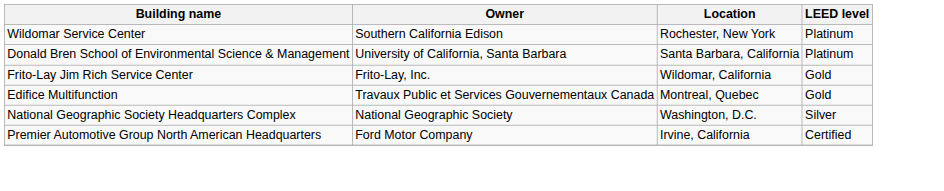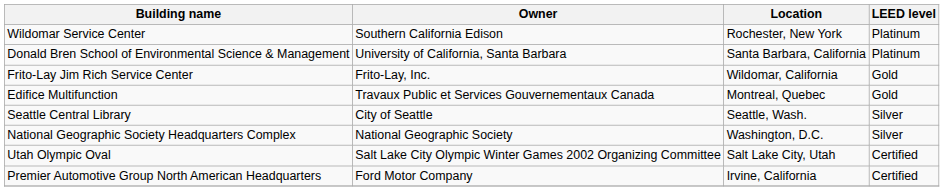+ row: (69, 114)
+ row: (59, 155)
